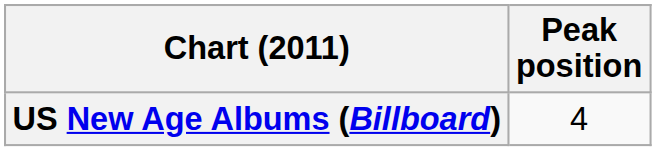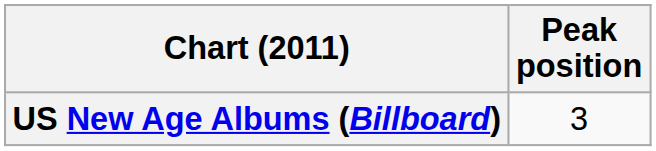(579, 118) 4 -> (579, 118) 3
